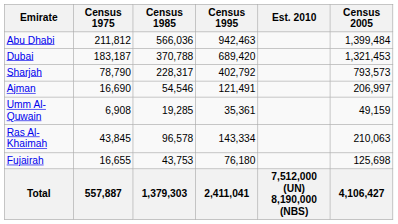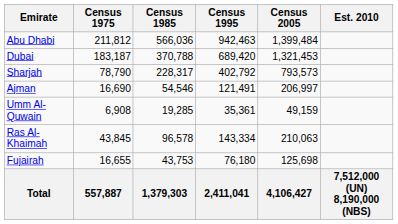columns swapped: (362, 18) <-> (294, 18)
